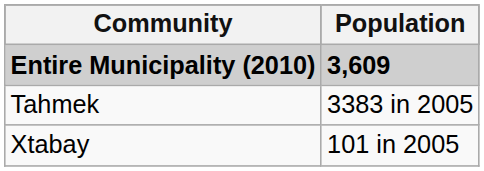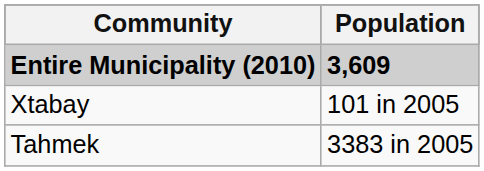rows swapped: (55, 104) <-> (50, 144)
